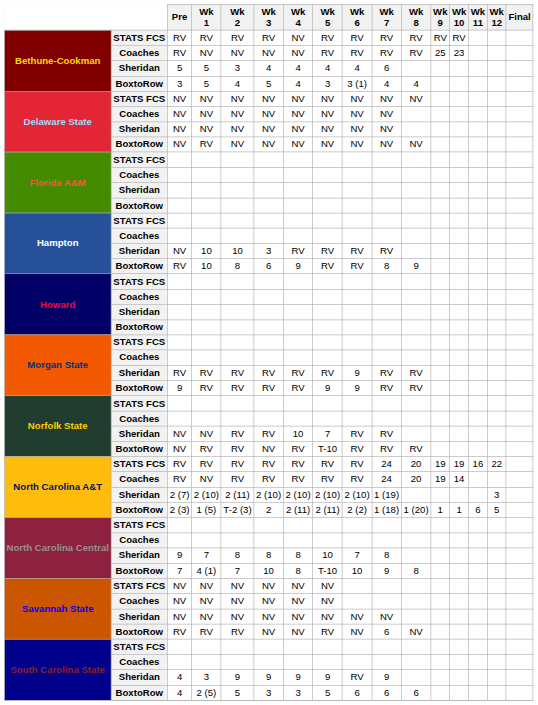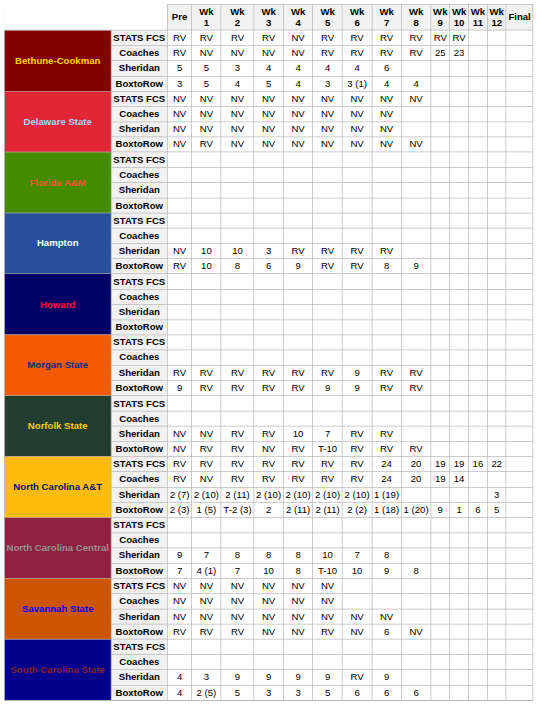(440, 510) 1 -> (440, 510) 9
